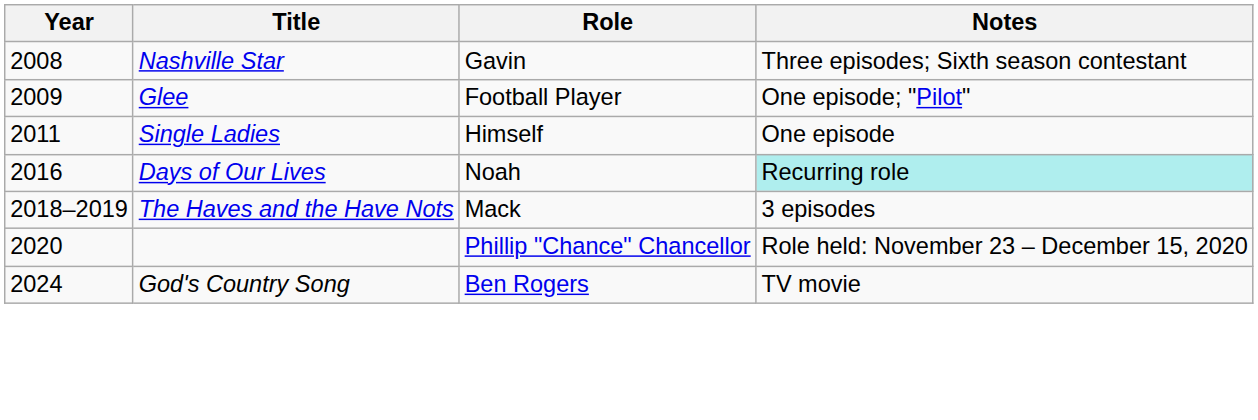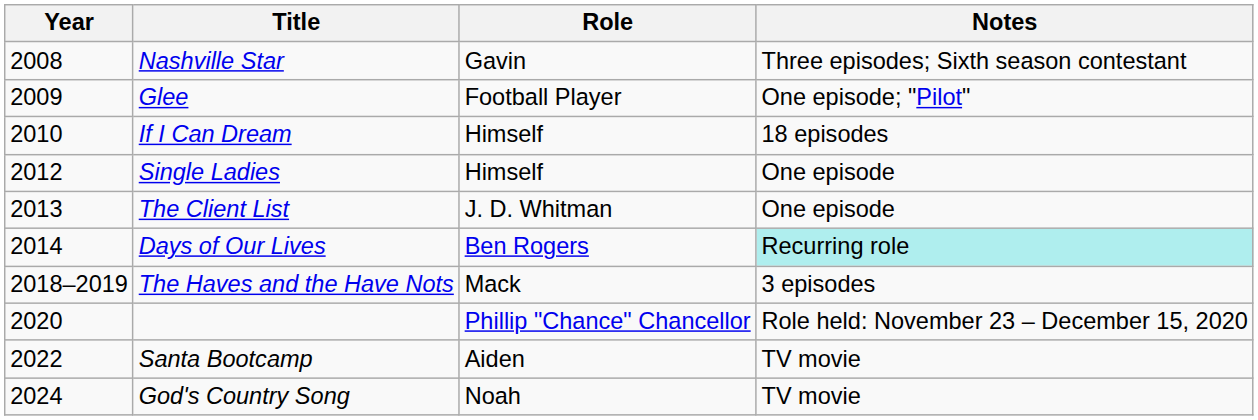+ row: (215, 135)
(35, 135) 2011 -> (36, 172) 2012
+ row: (214, 209)
(36, 172) 2016 -> (36, 246) 2014
(493, 172) Noah -> (527, 246) Ben Rogers
+ row: (226, 358)
(527, 284) Ben Rogers -> (493, 396) Noah
